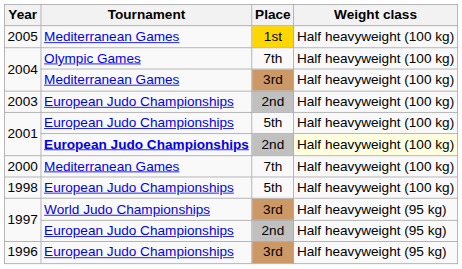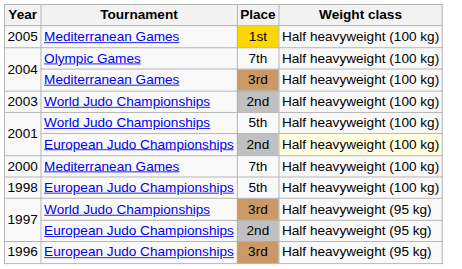(139, 101) European Judo Championships -> (127, 101) World Judo Championships
(139, 123) European Judo Championships -> (127, 123) World Judo Championships
(146, 144) bold -> (139, 144) normal
